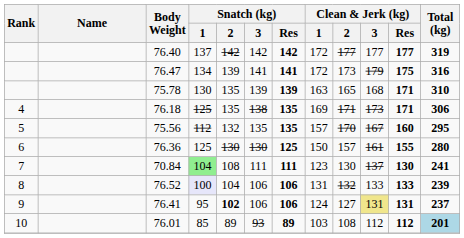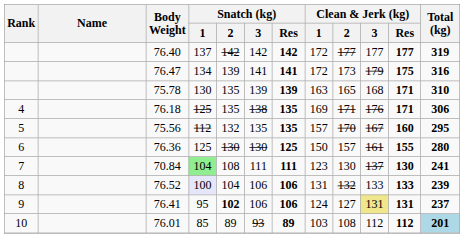(375, 109) 173 -> (375, 109) 176
